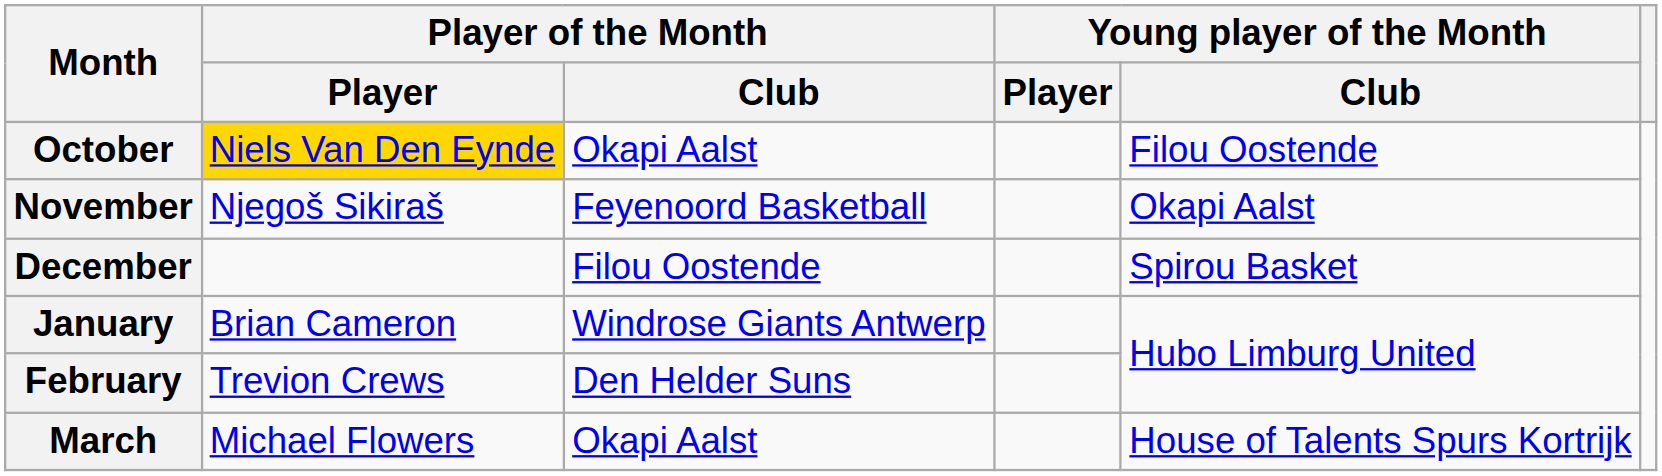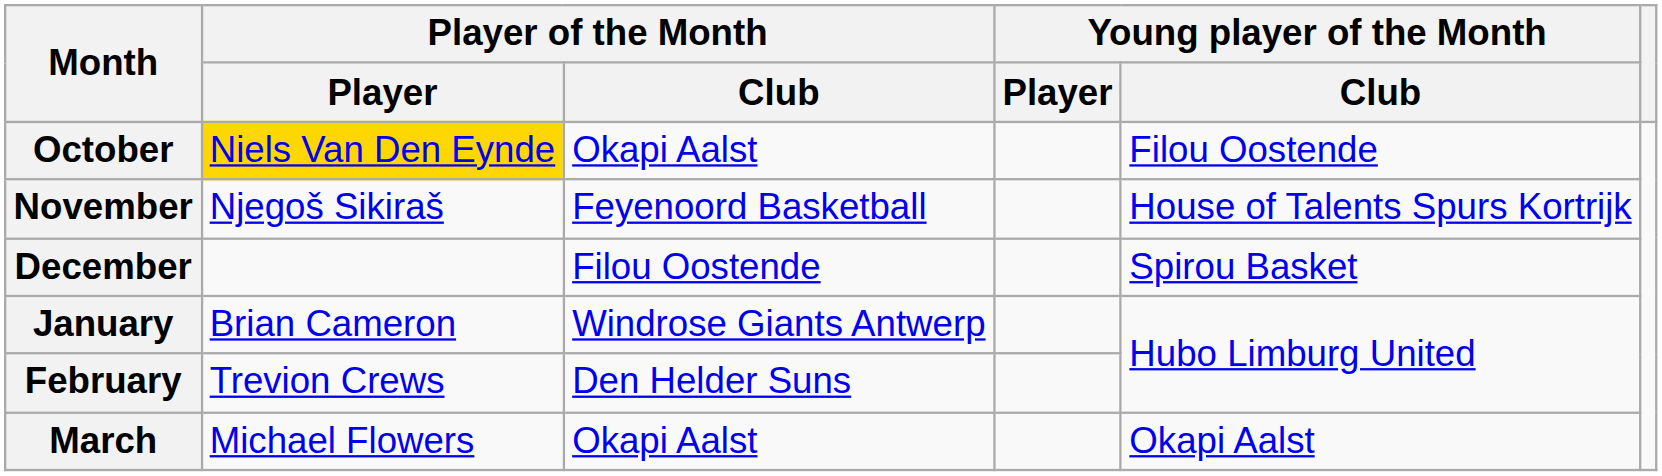(1222, 207) Okapi Aalst -> (1381, 207) House of Talents Spurs Kortrijk
(1381, 440) House of Talents Spurs Kortrijk -> (1222, 440) Okapi Aalst
